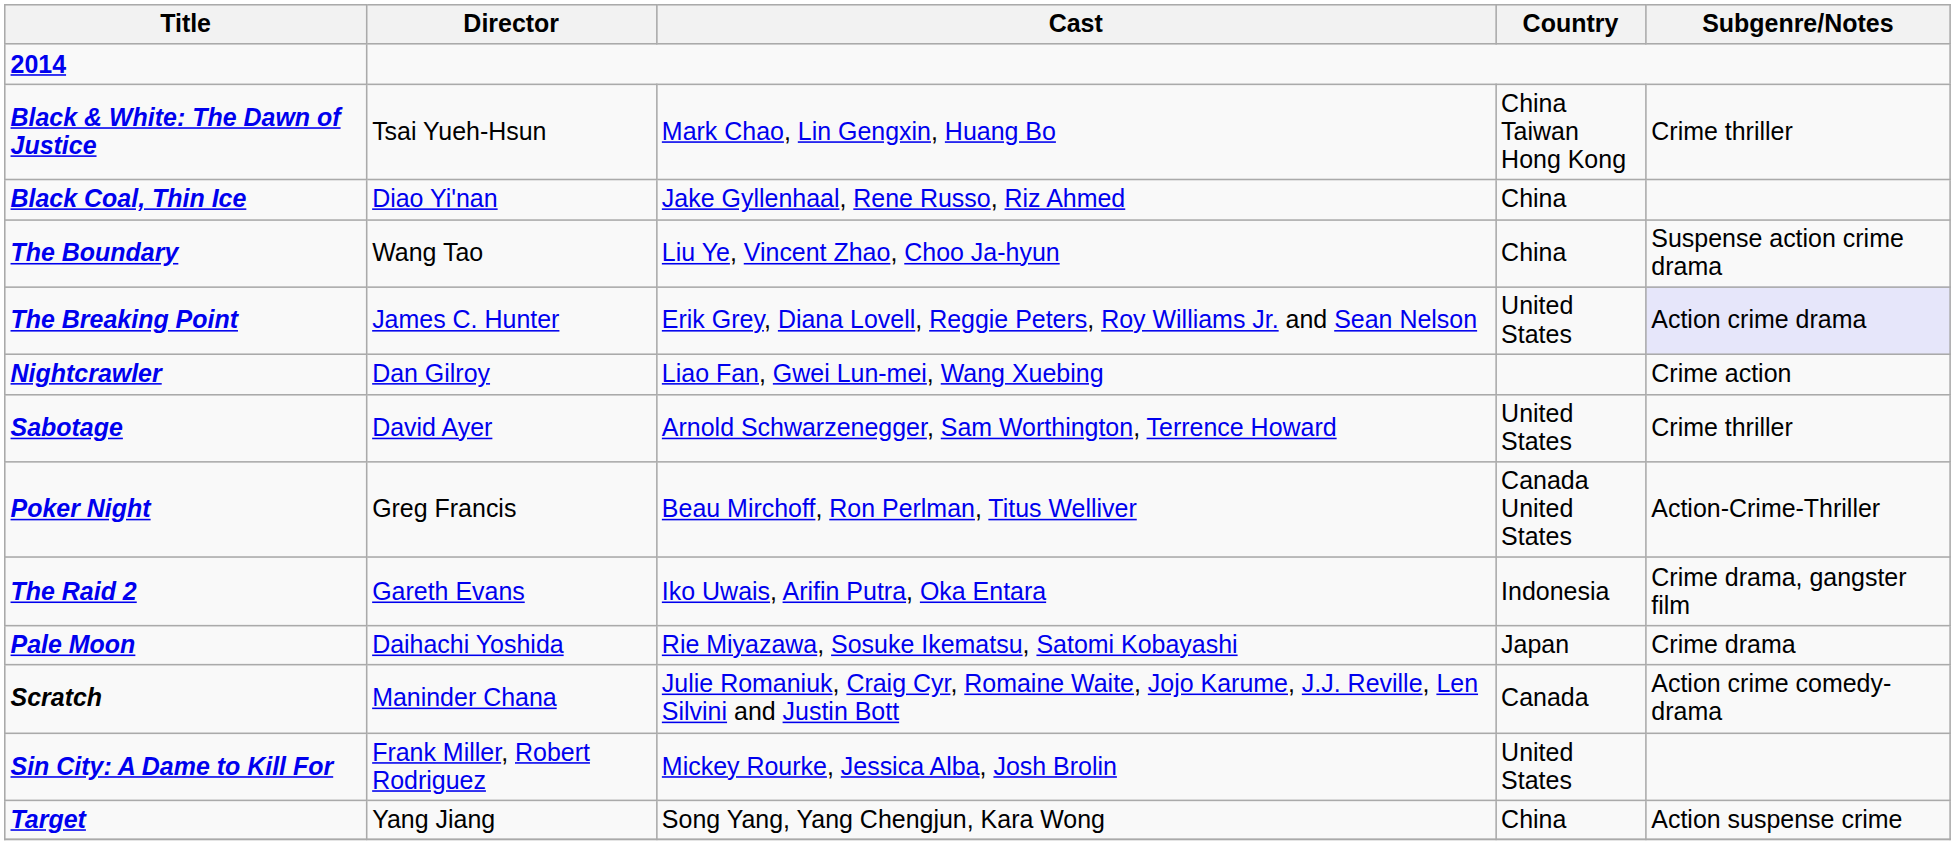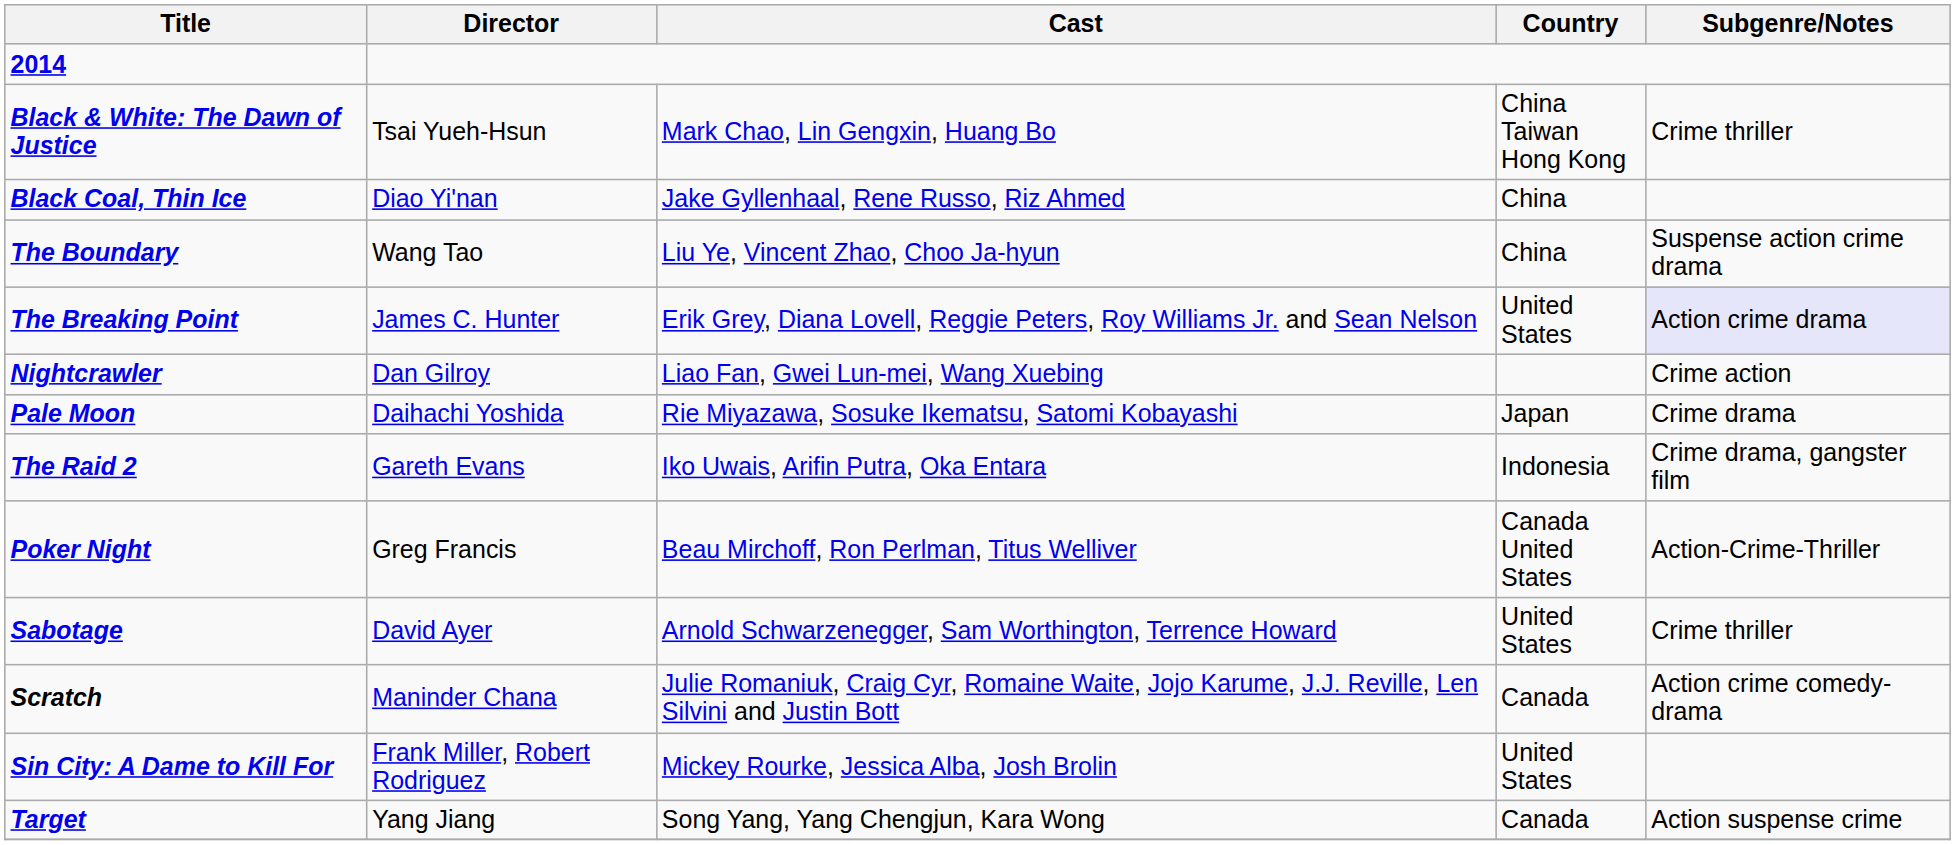rows swapped: (73, 644) <-> (67, 427)
rows swapped: (81, 509) <-> (74, 591)
(1534, 819) China -> (1545, 819) Canada
